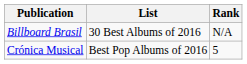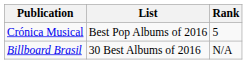rows swapped: (44, 31) <-> (45, 50)
